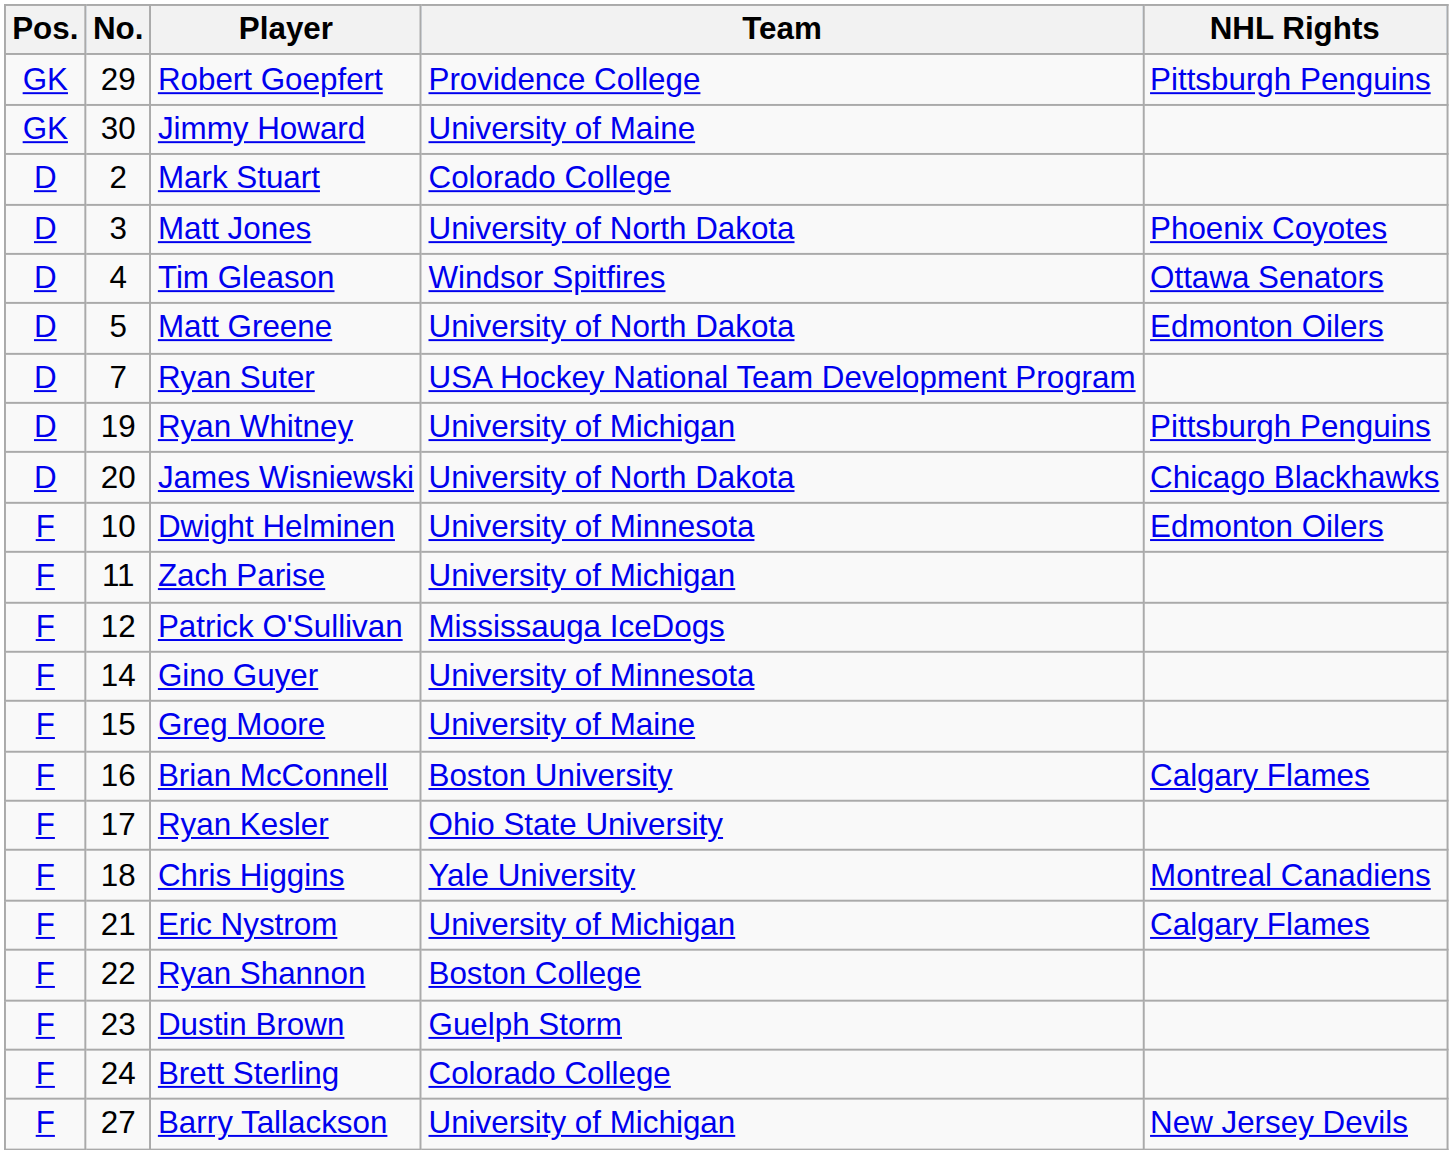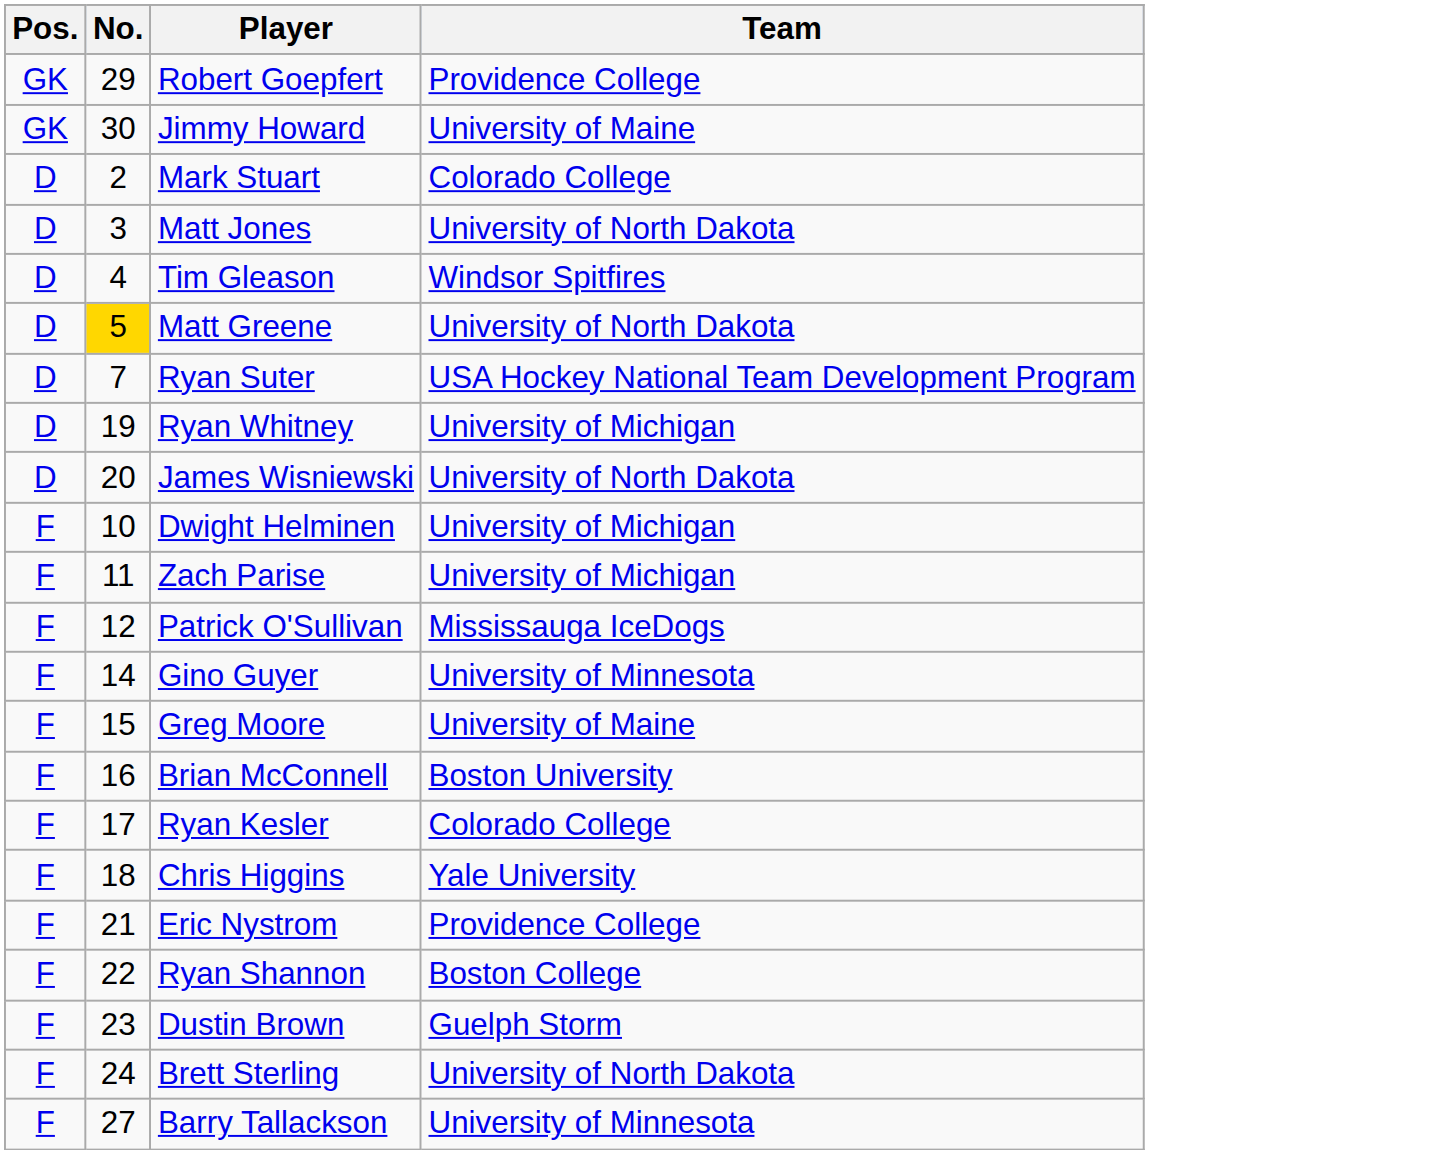- column: (1295, 29)
(118, 327) no background -> (118, 327) gold background
(591, 526) University of Minnesota -> (582, 526) University of Michigan
(576, 825) Ohio State University -> (550, 825) Colorado College
(582, 924) University of Michigan -> (564, 924) Providence College
(550, 1073) Colorado College -> (611, 1073) University of North Dakota
(582, 1123) University of Michigan -> (591, 1123) University of Minnesota
